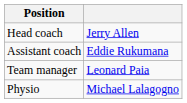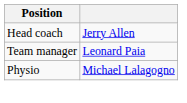- row: (44, 51)
